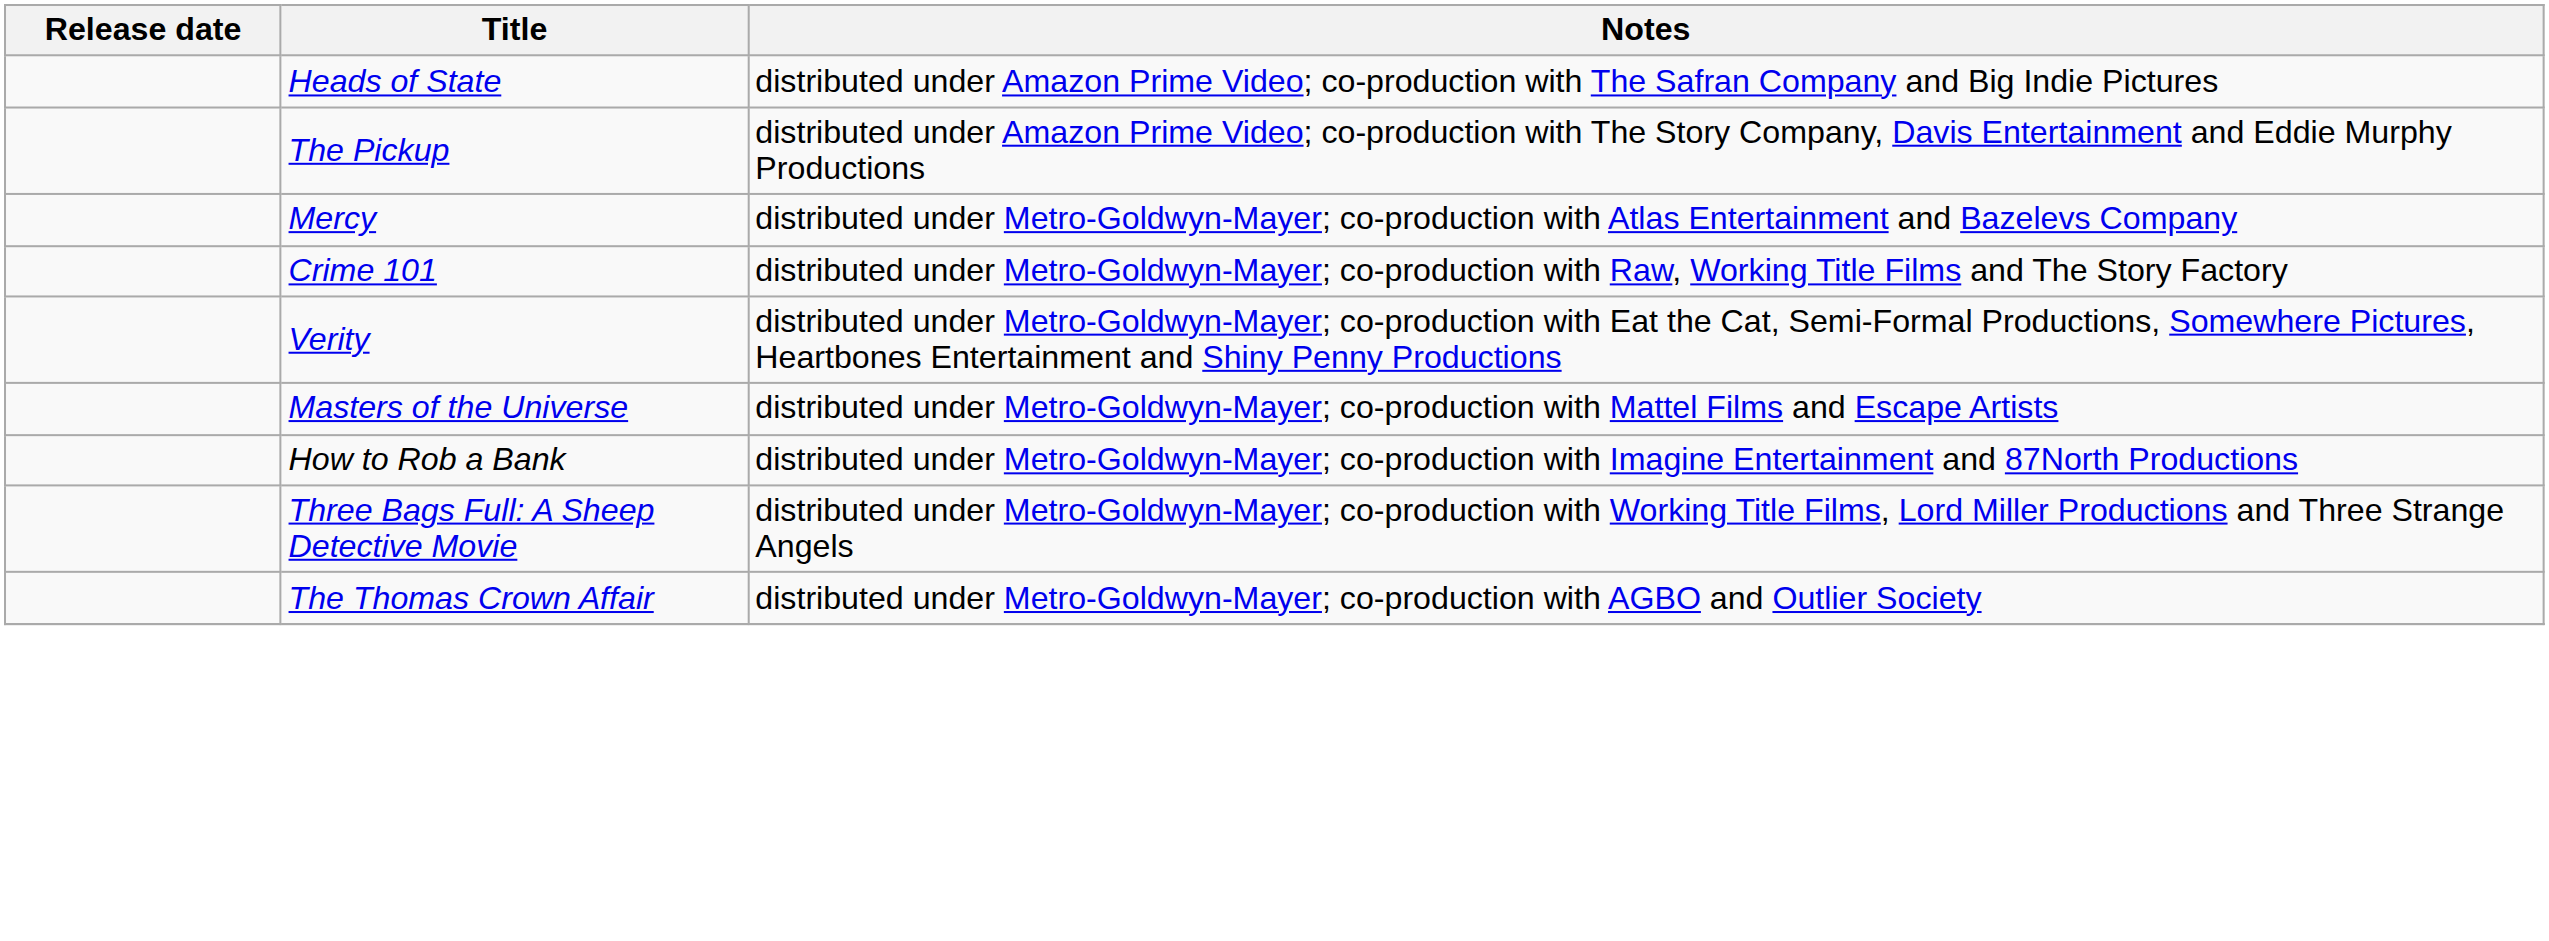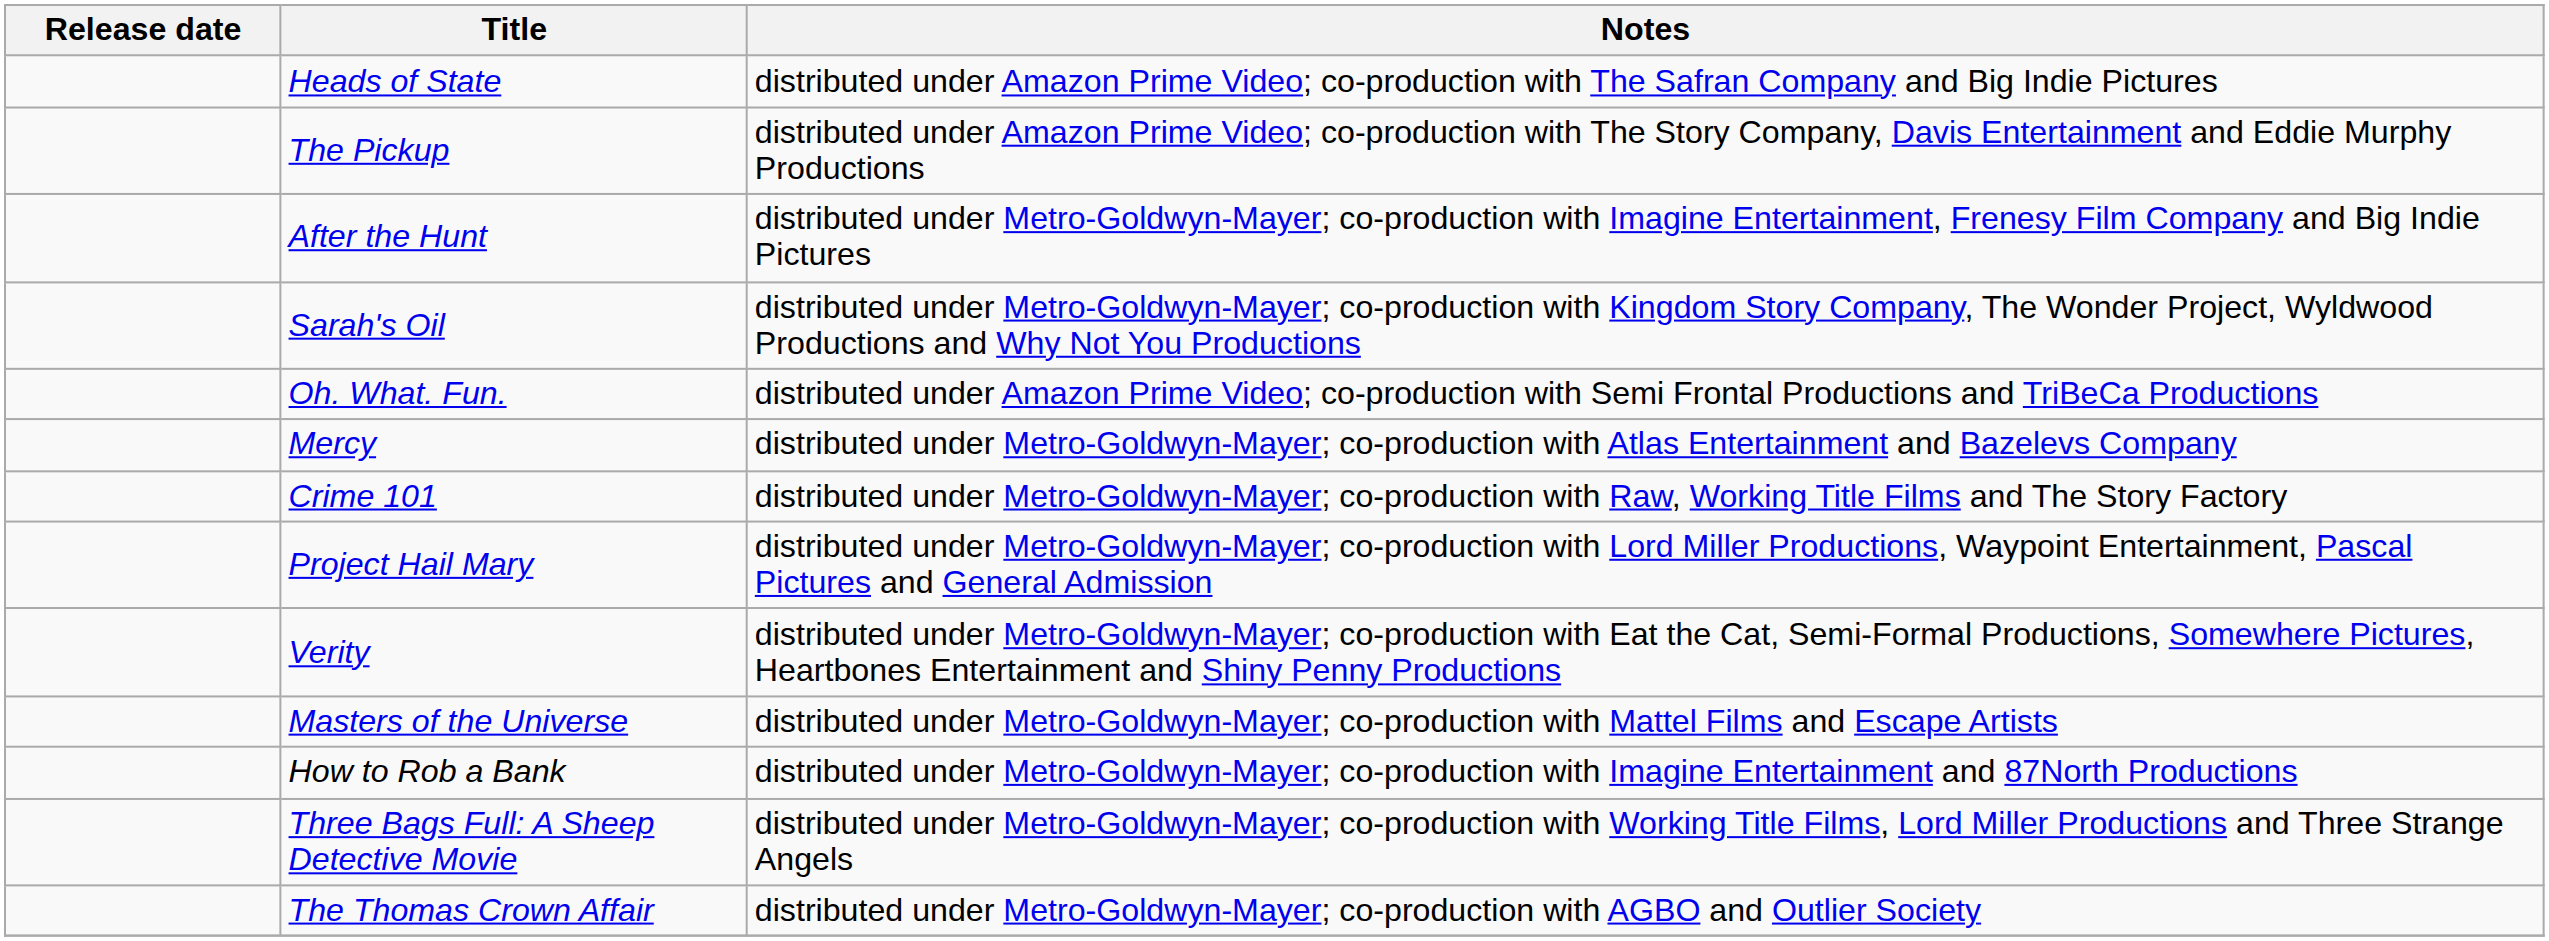+ row: (388, 237)
+ row: (367, 324)
+ row: (398, 393)
+ row: (411, 564)
